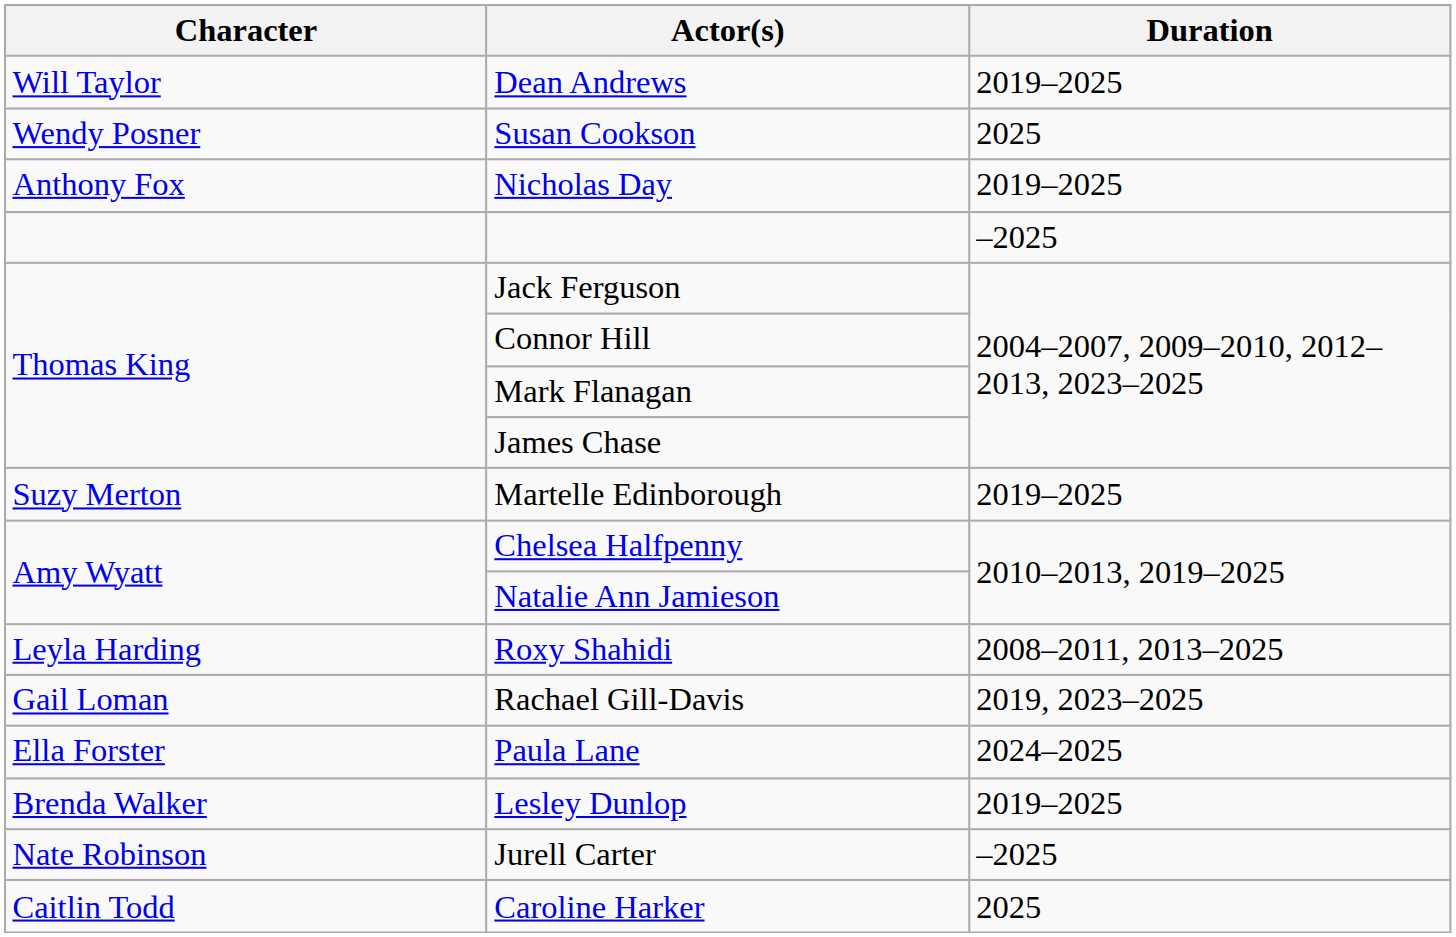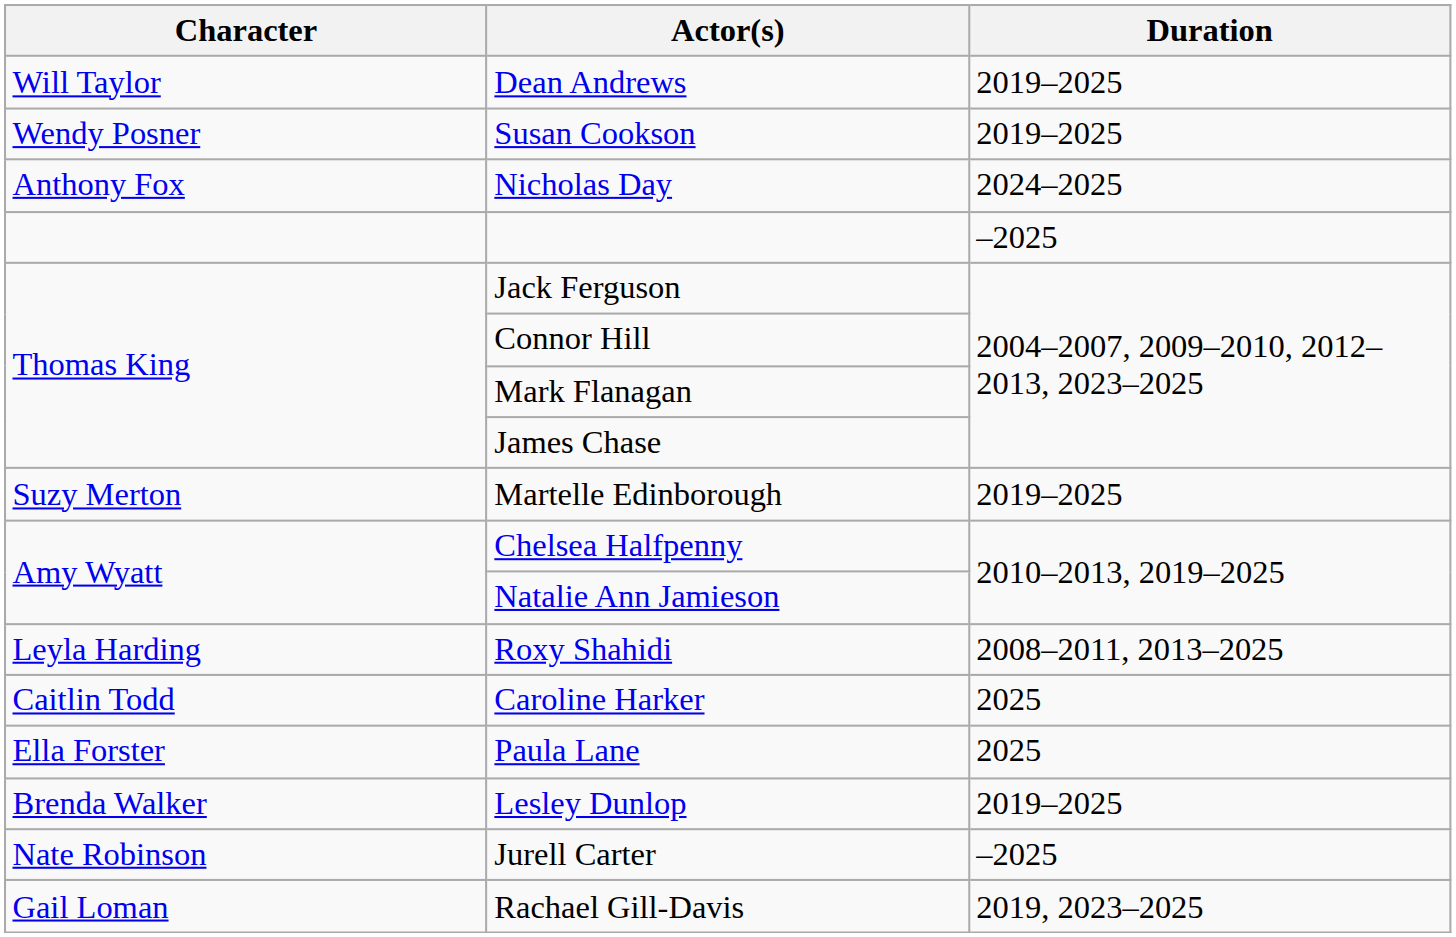(1009, 133) 2025 -> (1049, 133) 2019–2025
(1049, 184) 2019–2025 -> (1049, 184) 2024–2025
rows swapped: (94, 905) <-> (91, 699)
(1049, 751) 2024–2025 -> (1009, 751) 2025
